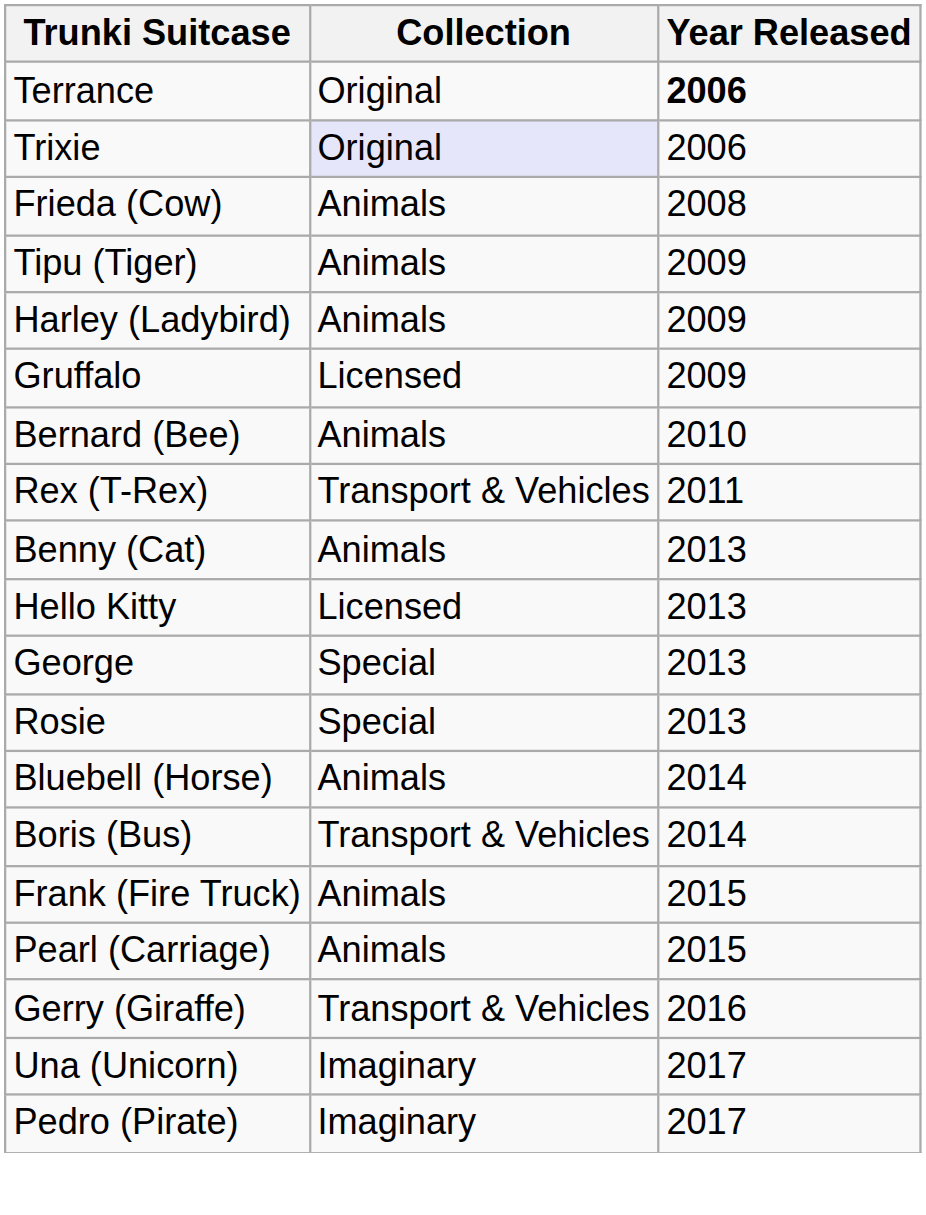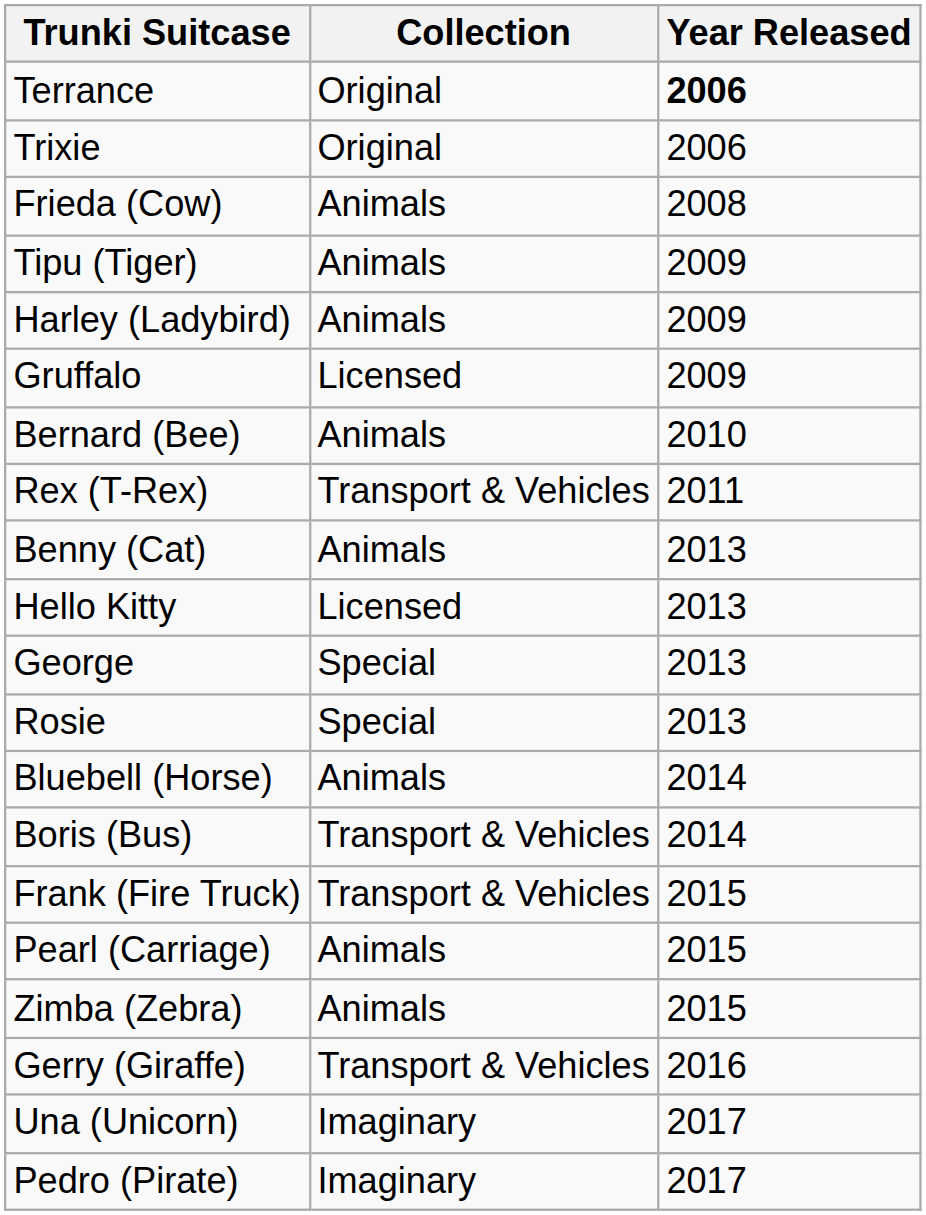(380, 147) lavender background -> (380, 147) no background
(382, 893) Animals -> (484, 893) Transport & Vehicles
+ row: (128, 1008)
